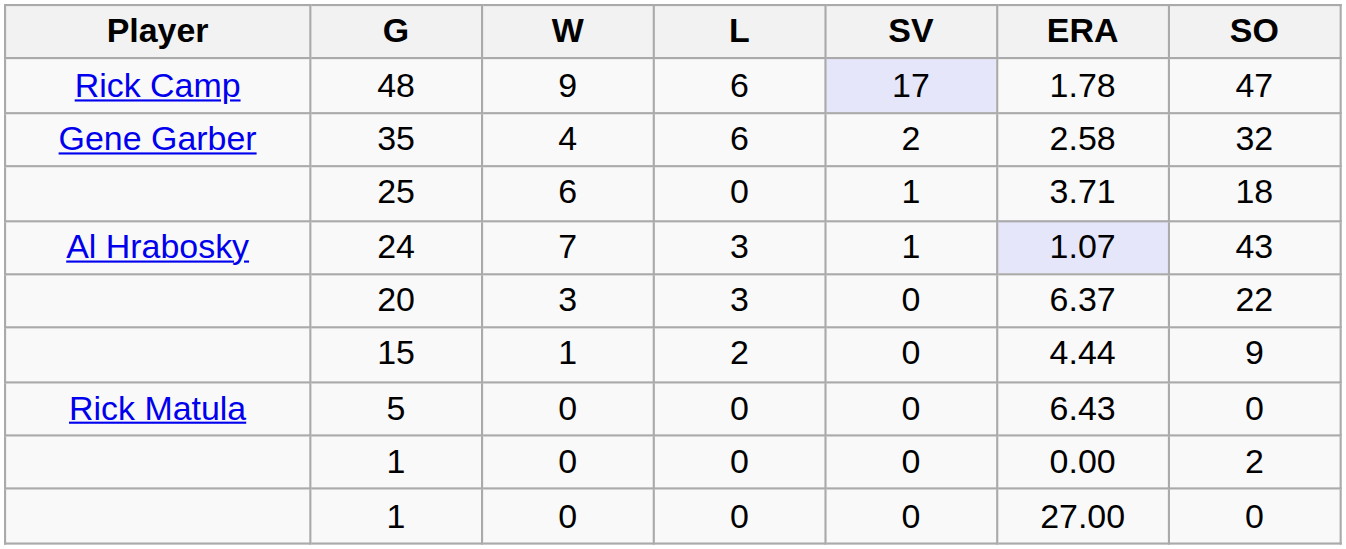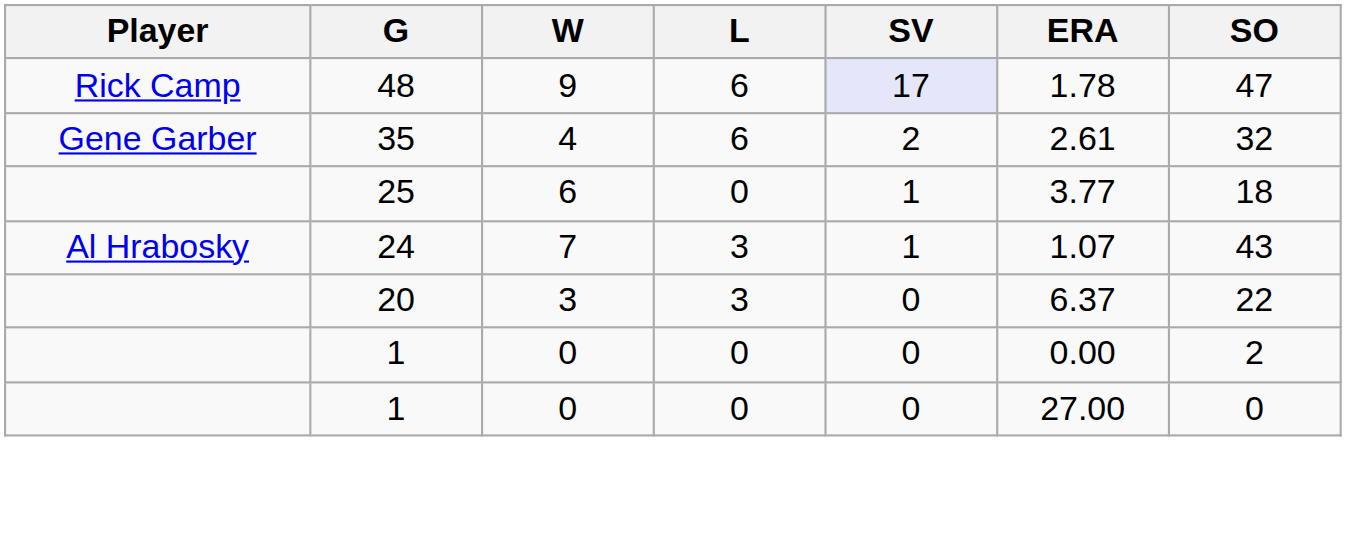(1083, 138) 2.58 -> (1083, 138) 2.61
(1083, 192) 3.71 -> (1083, 192) 3.77
(1083, 246) lavender background -> (1083, 246) no background
- row: (158, 355)
- row: (158, 407)
